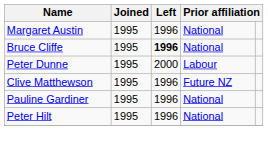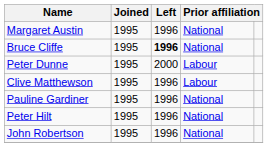(208, 82) Future NZ -> (200, 82) Labour
+ row: (45, 133)
